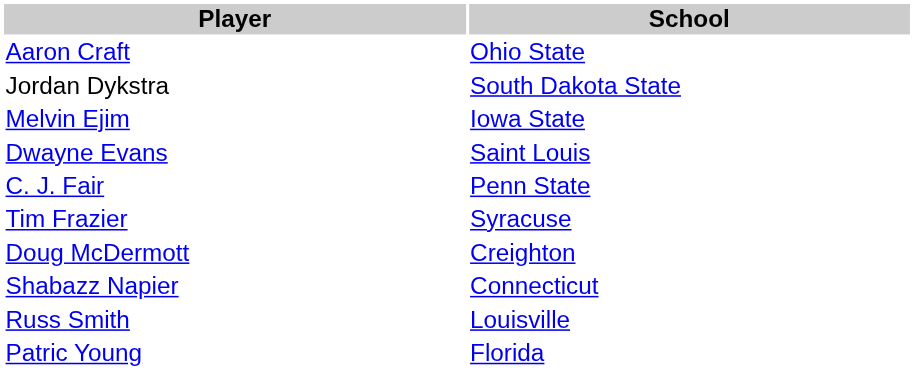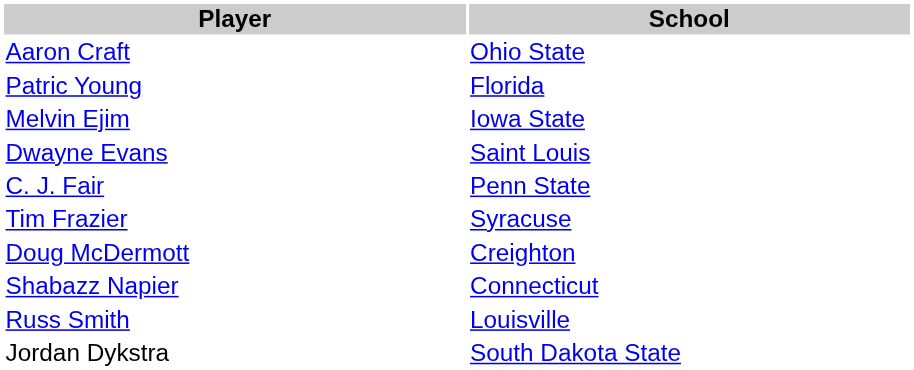rows swapped: (87, 85) <-> (74, 353)
